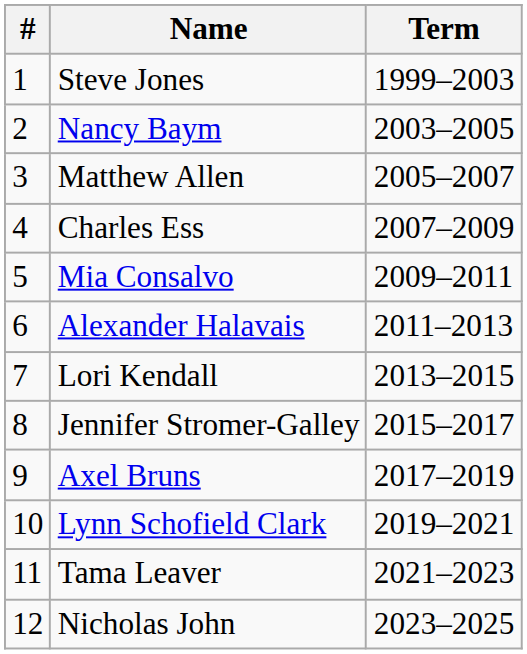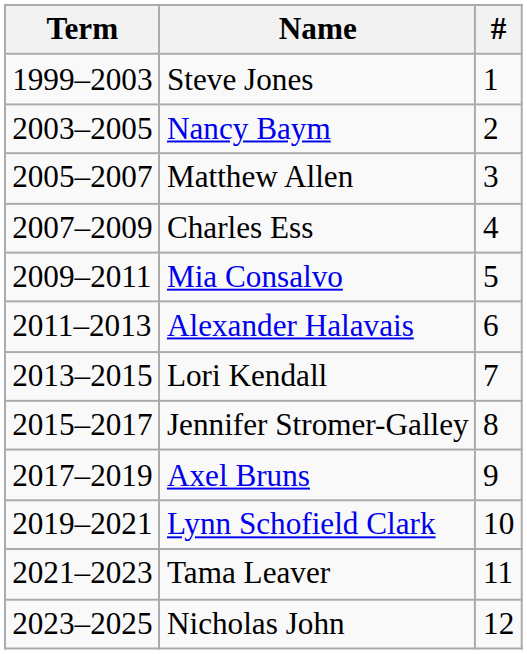columns swapped: (28, 29) <-> (444, 29)
